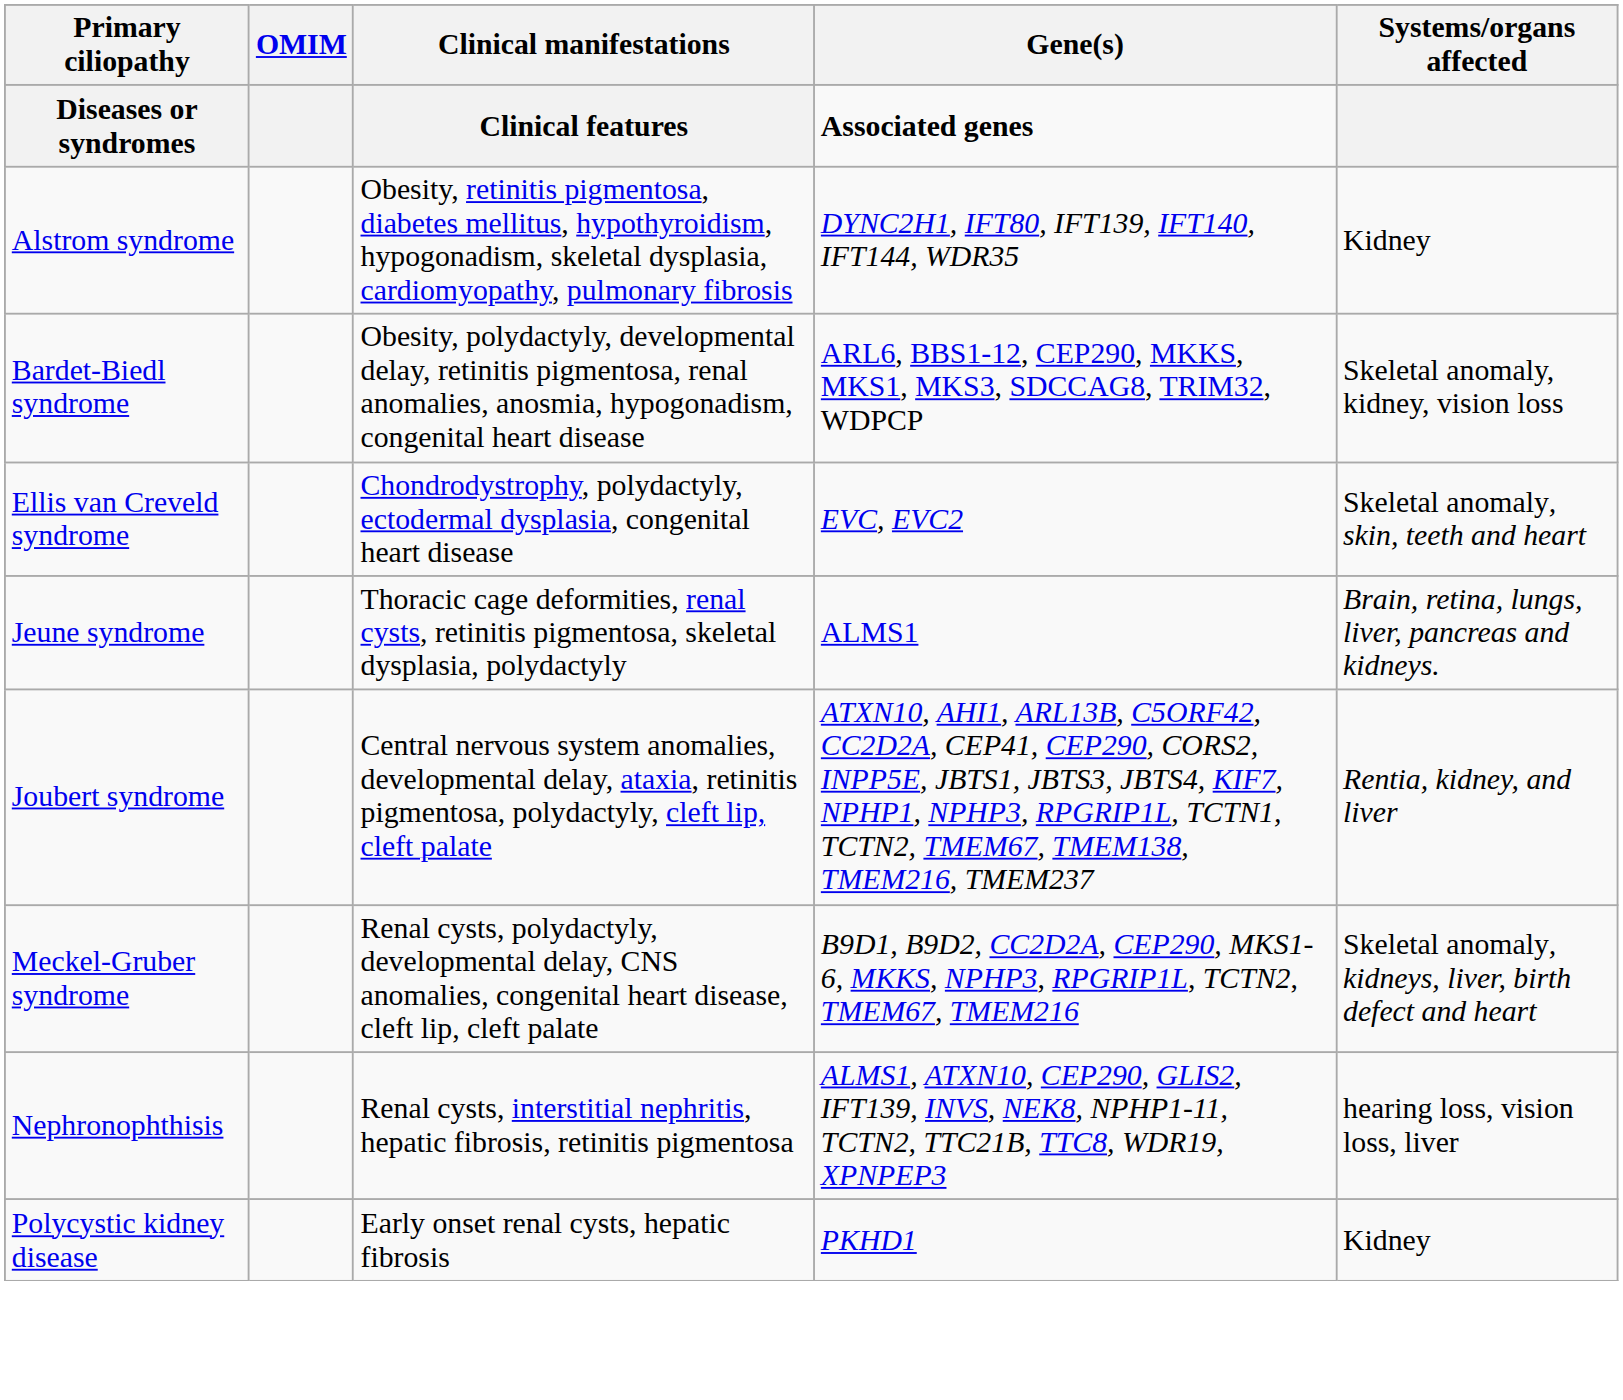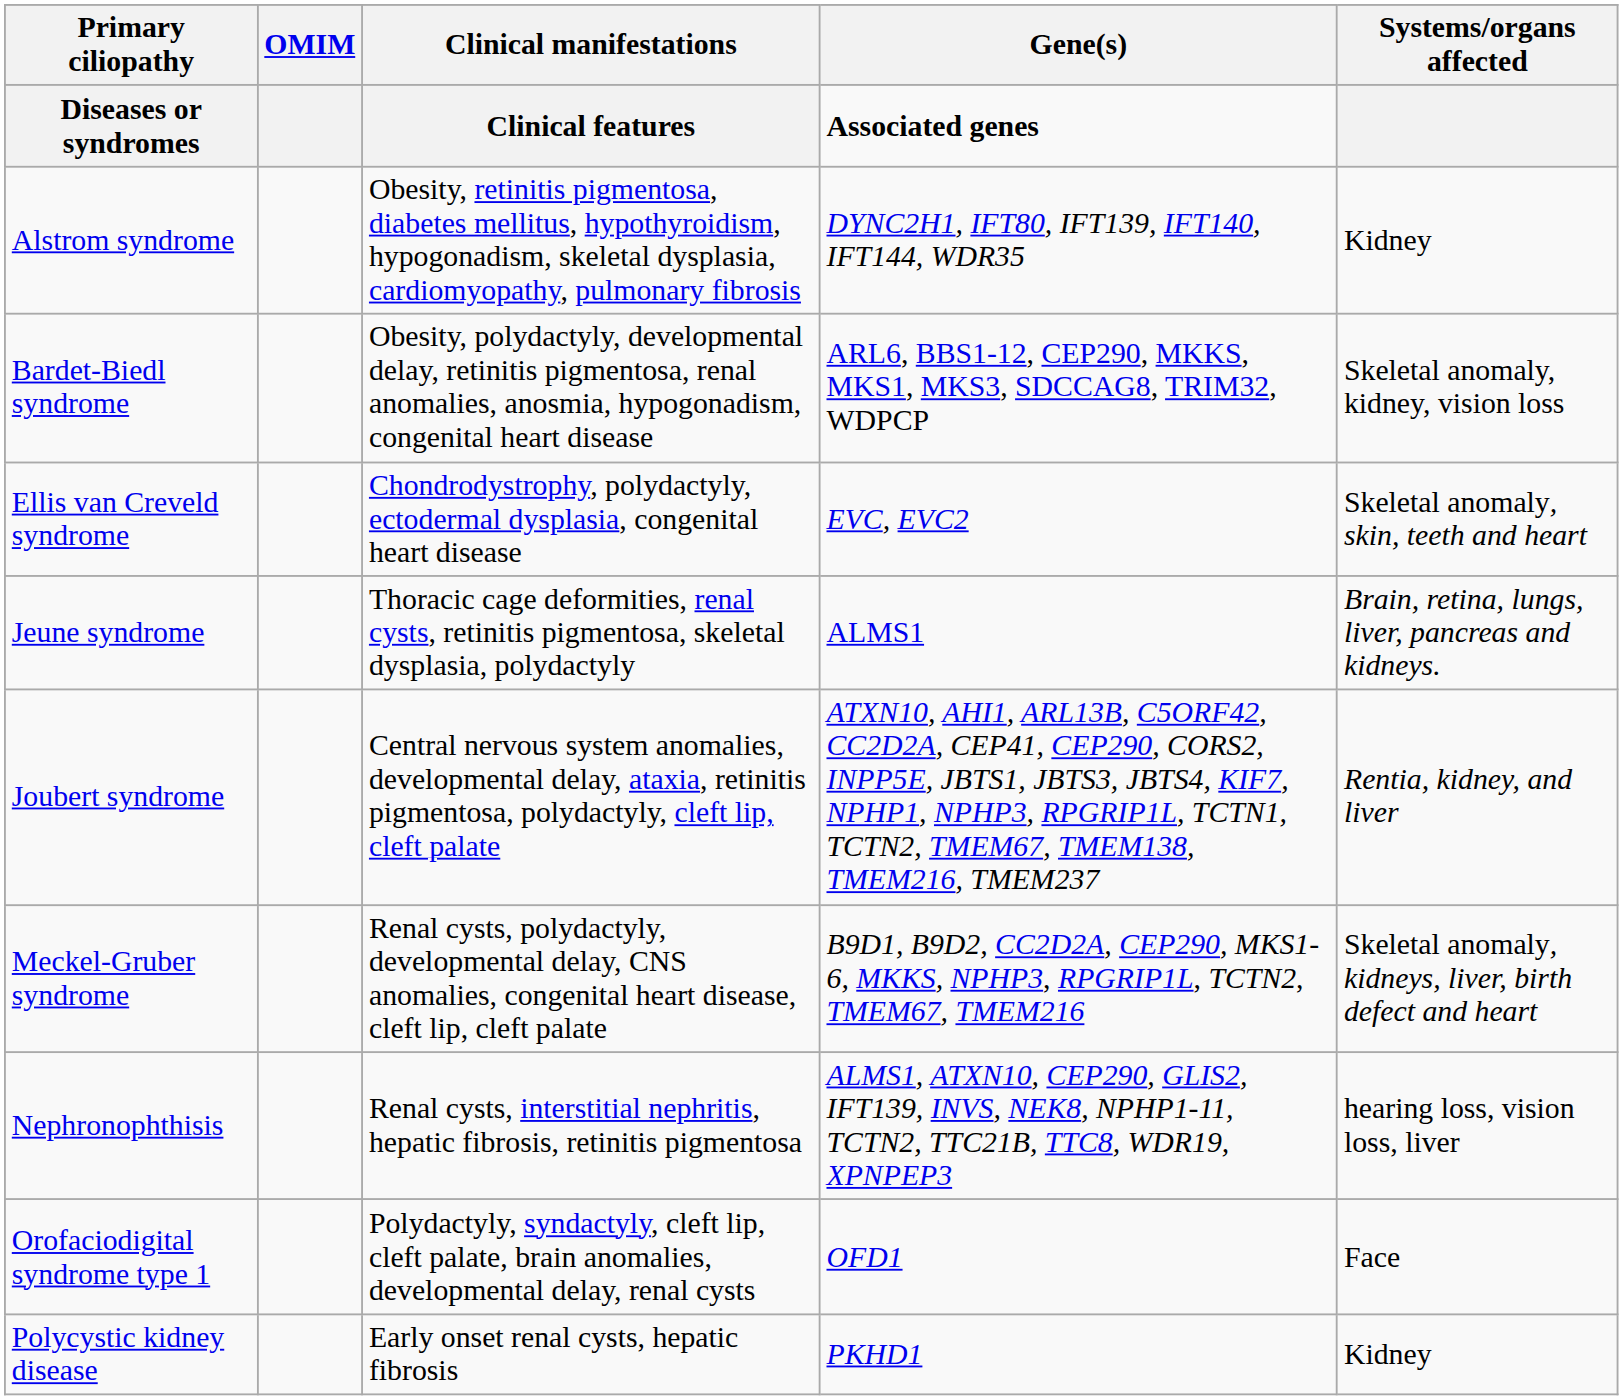+ row: (111, 1256)
